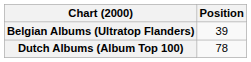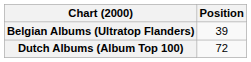(222, 48) 78 -> (222, 48) 72
